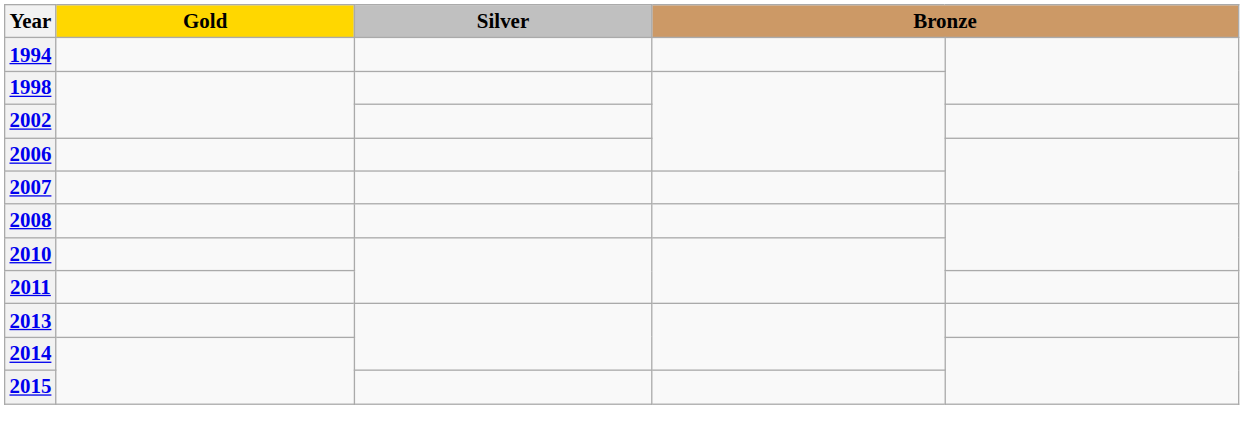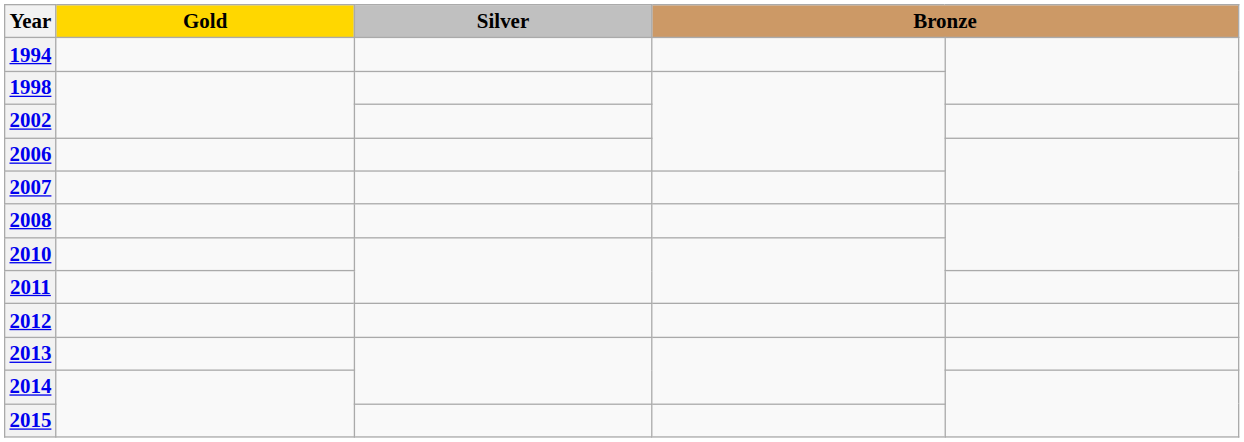+ row: (30, 320)
